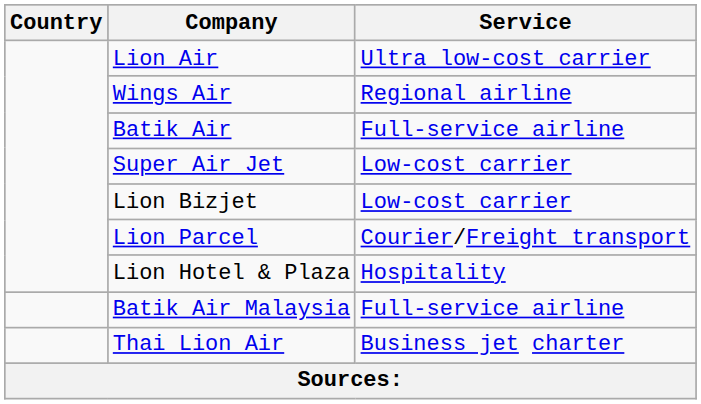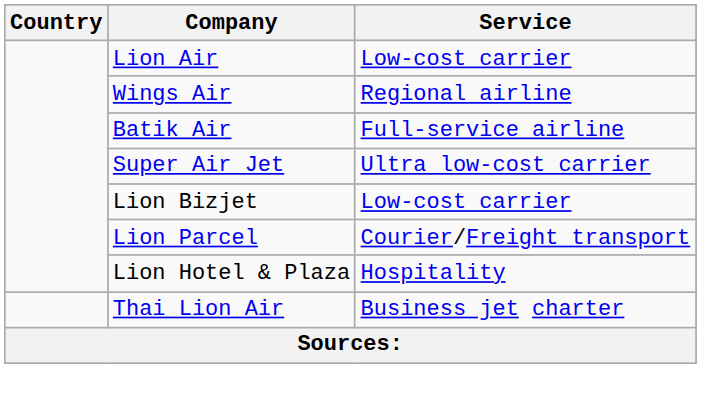(506, 59) Ultra low-cost carrier -> (466, 59) Low-cost carrier
(466, 166) Low-cost carrier -> (506, 166) Ultra low-cost carrier
- row: (231, 309)
